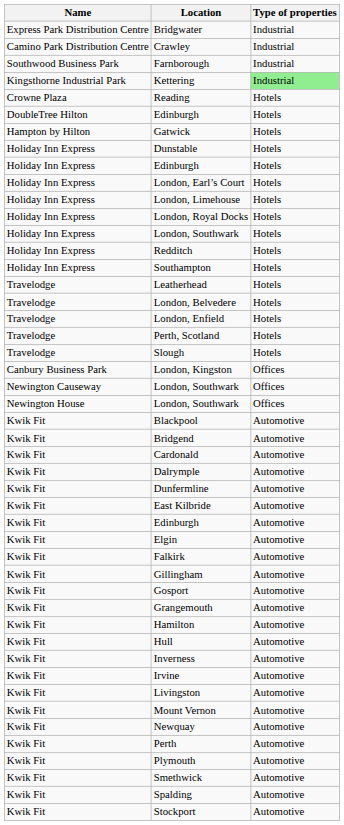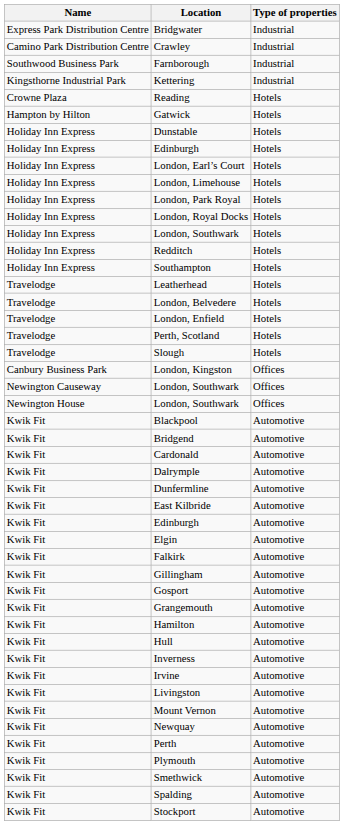(274, 81) lightgreen background -> (274, 81) no background
- row: (47, 115)
+ row: (51, 200)
